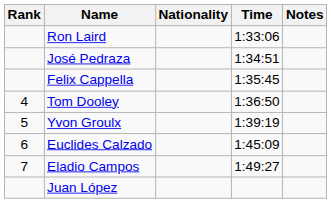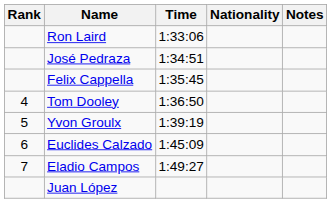columns swapped: (193, 15) <-> (257, 15)
